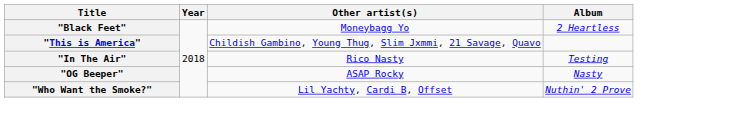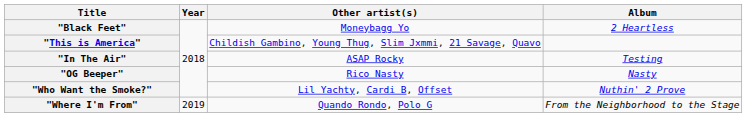(375, 58) Rico Nasty -> (375, 58) ASAP Rocky
(375, 74) ASAP Rocky -> (375, 74) Rico Nasty
+ row: (92, 105)
